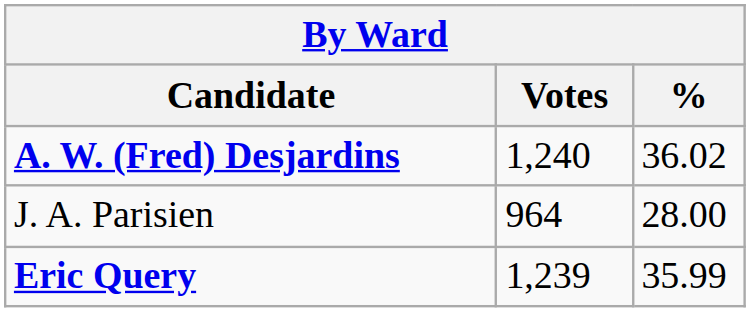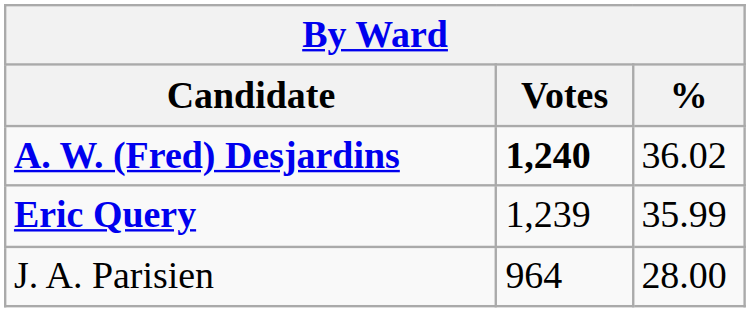(548, 154) normal -> (548, 154) bold
rows swapped: (105, 275) <-> (114, 214)
